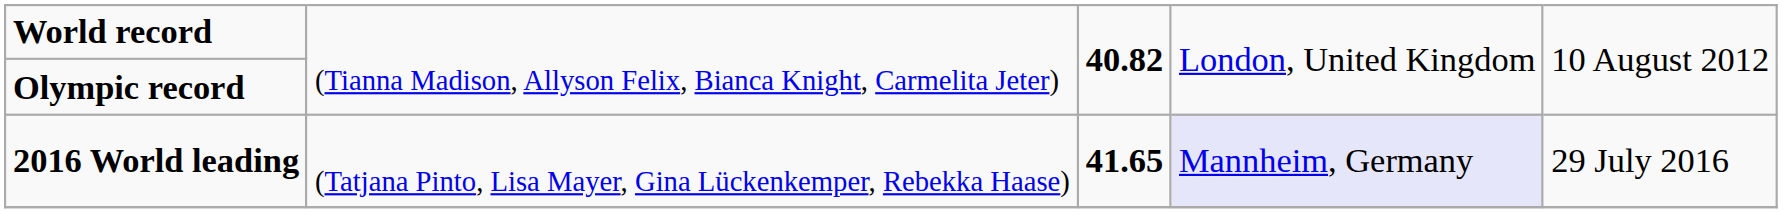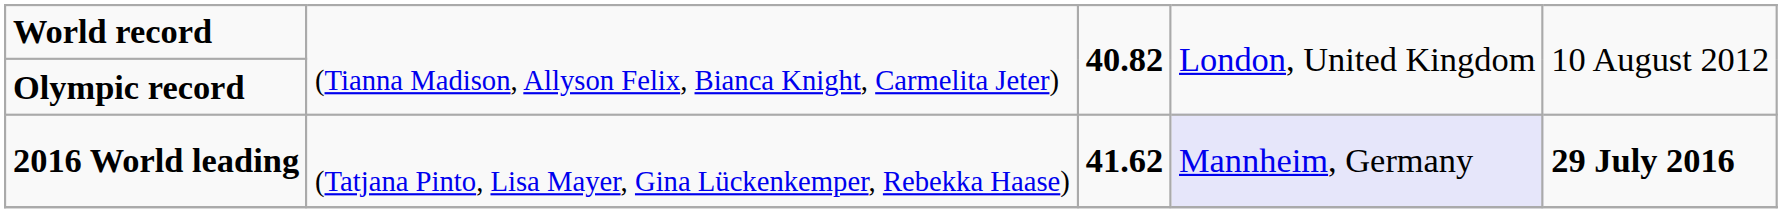(1124, 160) 41.65 -> (1124, 160) 41.62
(1640, 160) normal -> (1643, 160) bold
